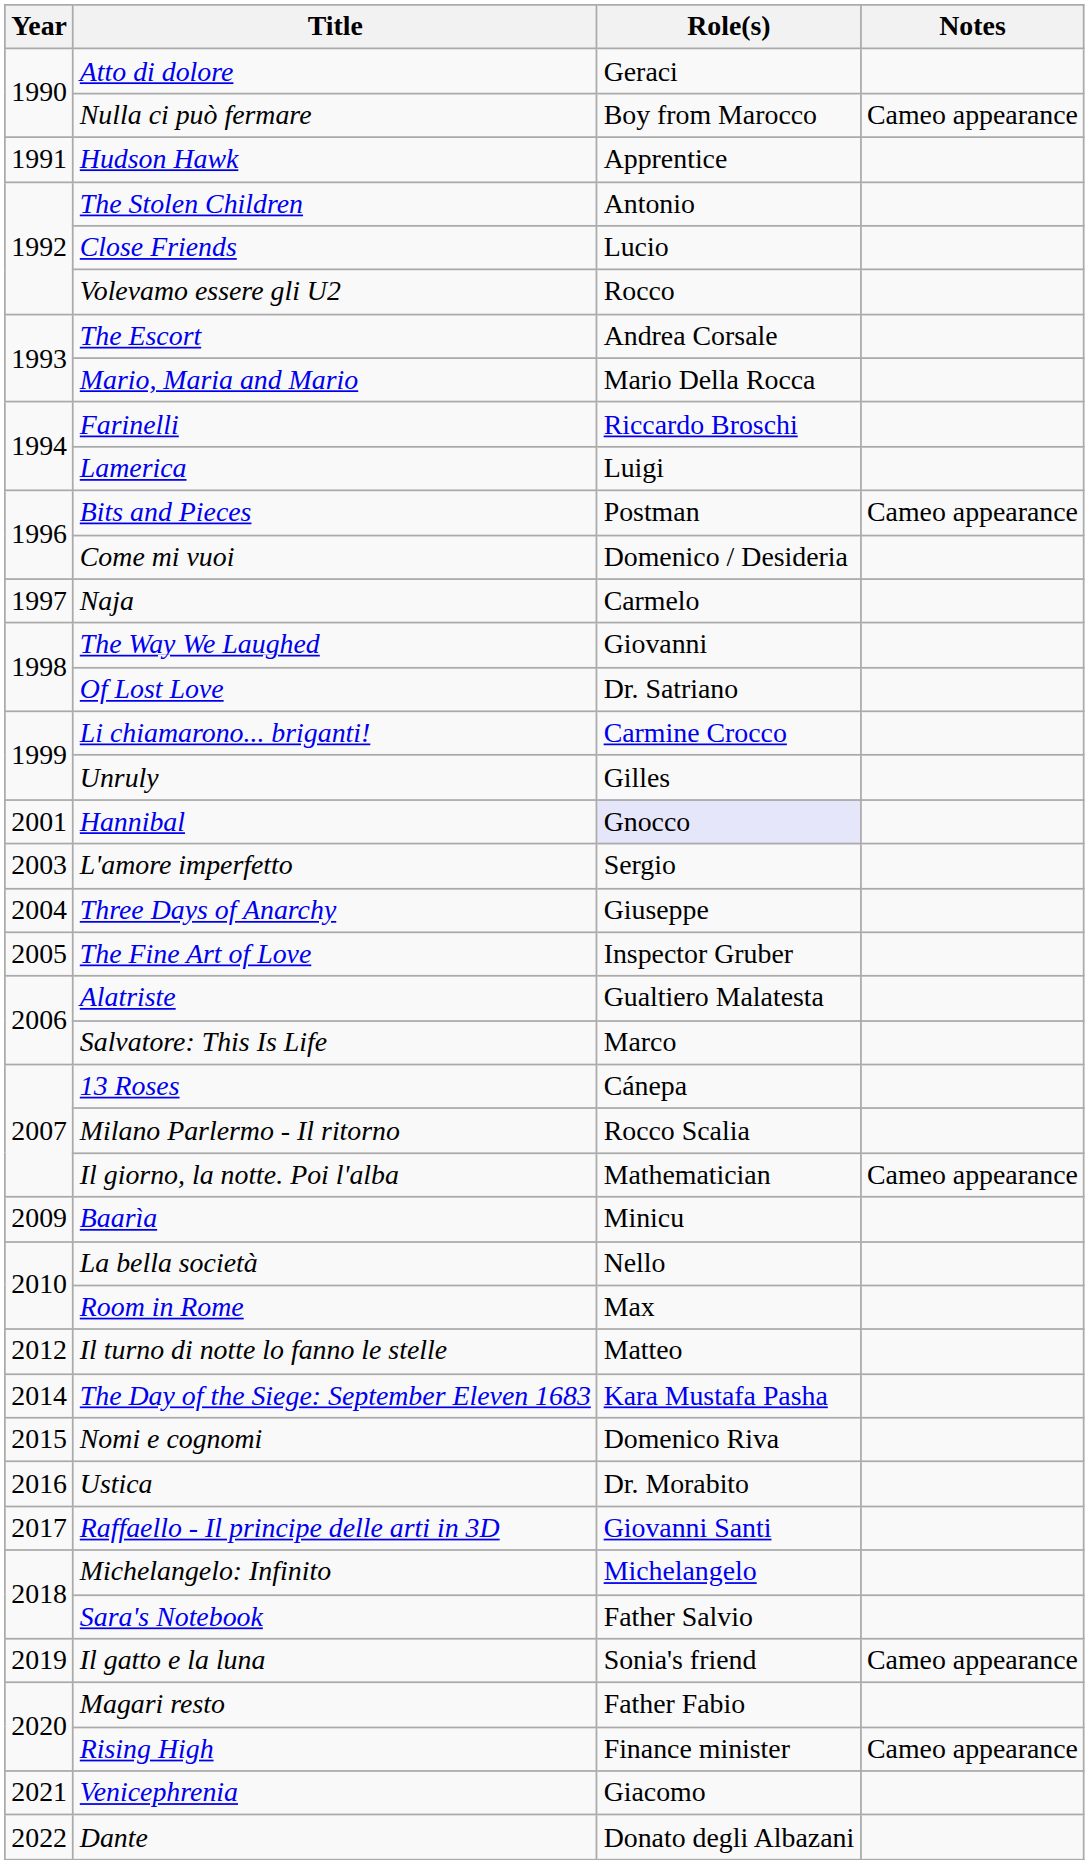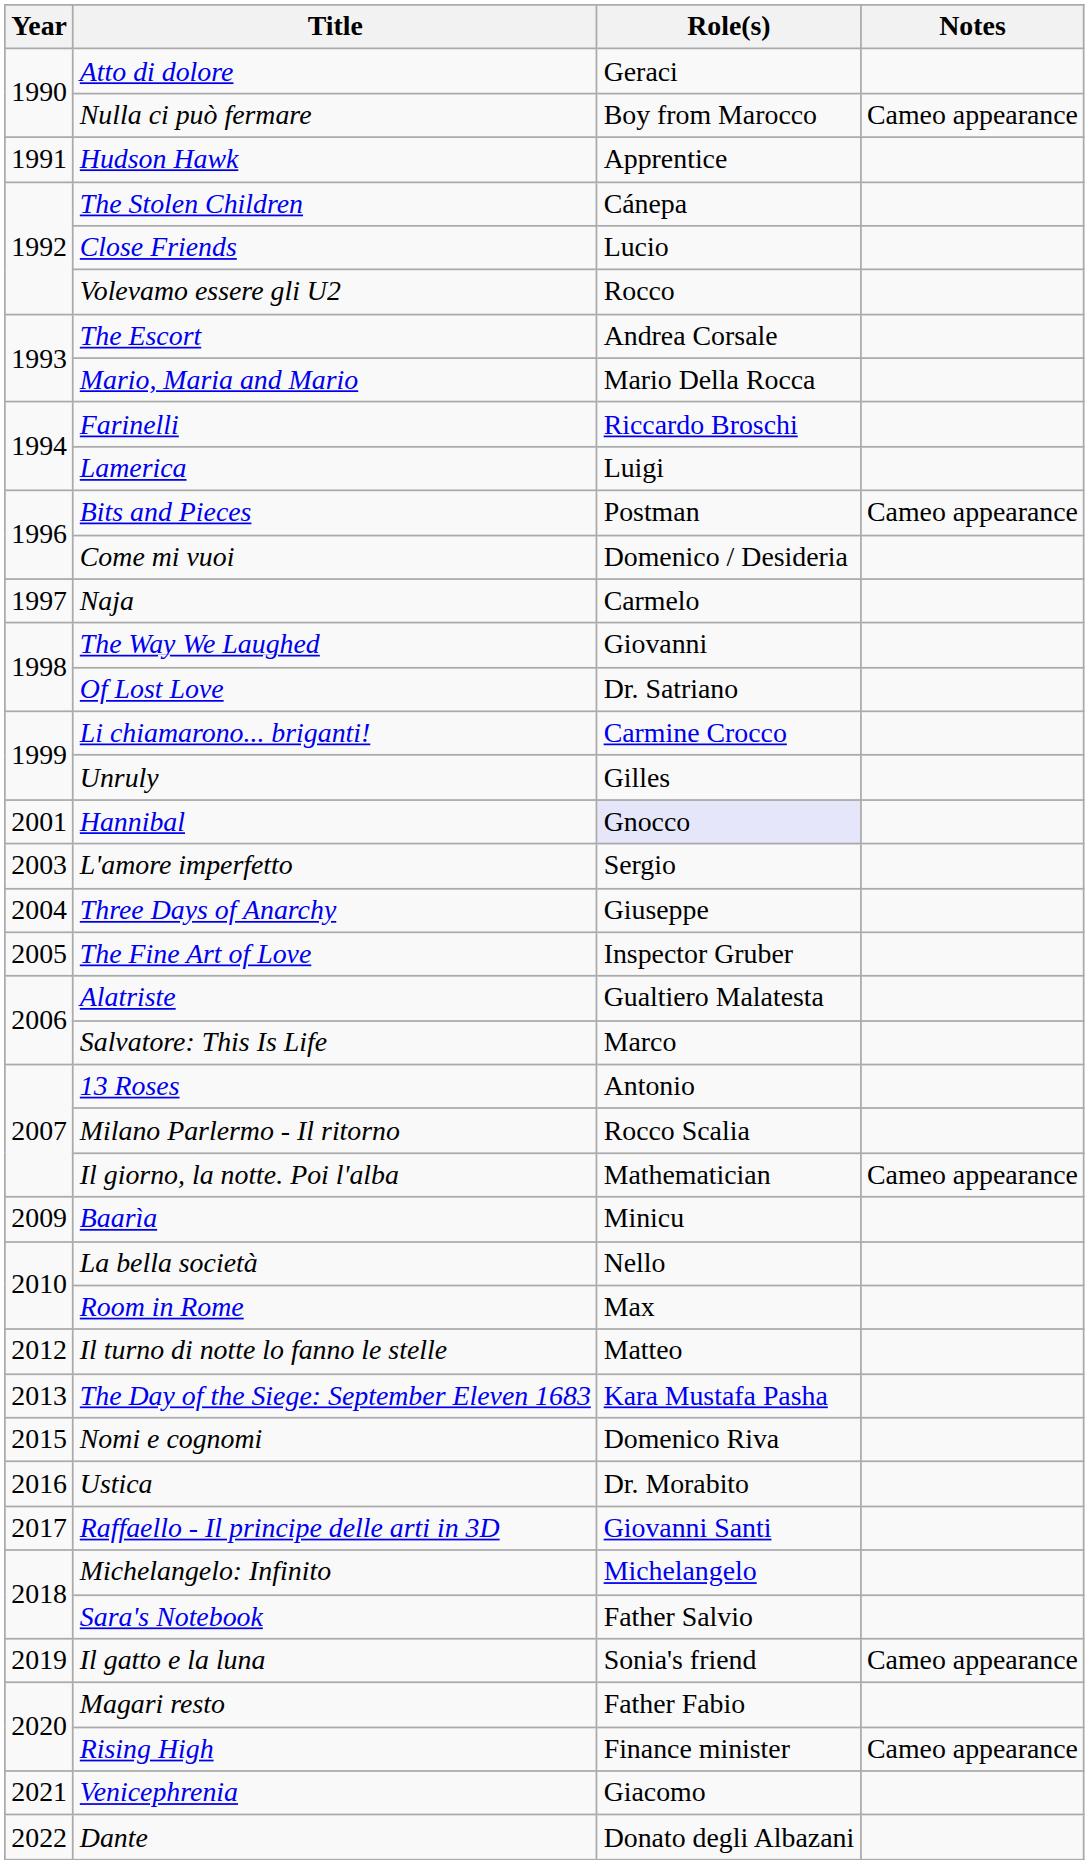(649, 203) Antonio -> (645, 203) Cánepa
(645, 1086) Cánepa -> (649, 1086) Antonio
(39, 1395) 2014 -> (39, 1395) 2013
